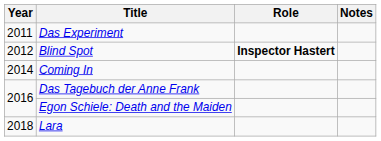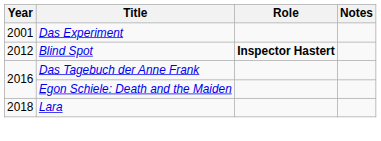(20, 32) 2011 -> (20, 32) 2001
- row: (66, 70)
